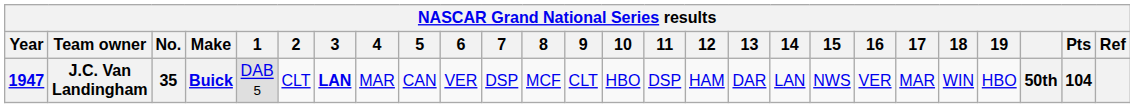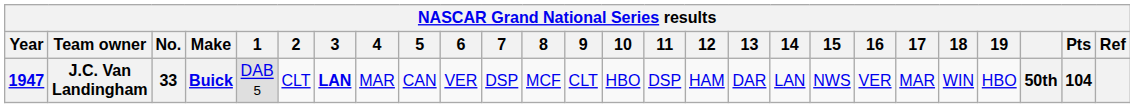(168, 80) 35 -> (168, 80) 33
